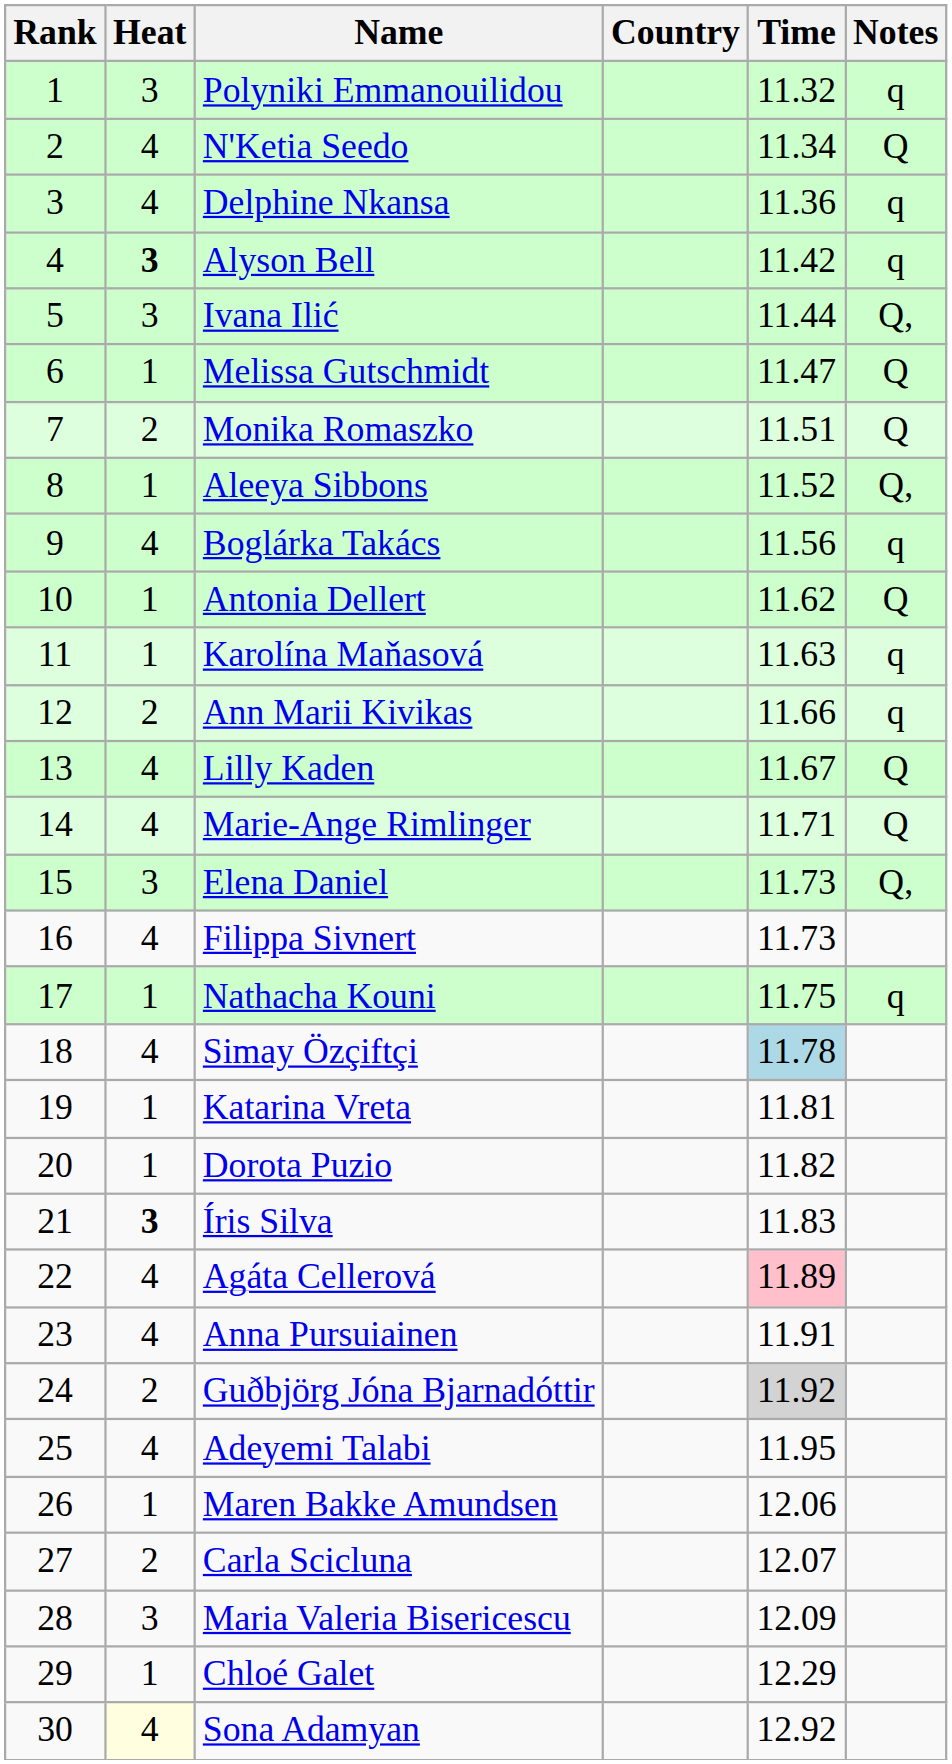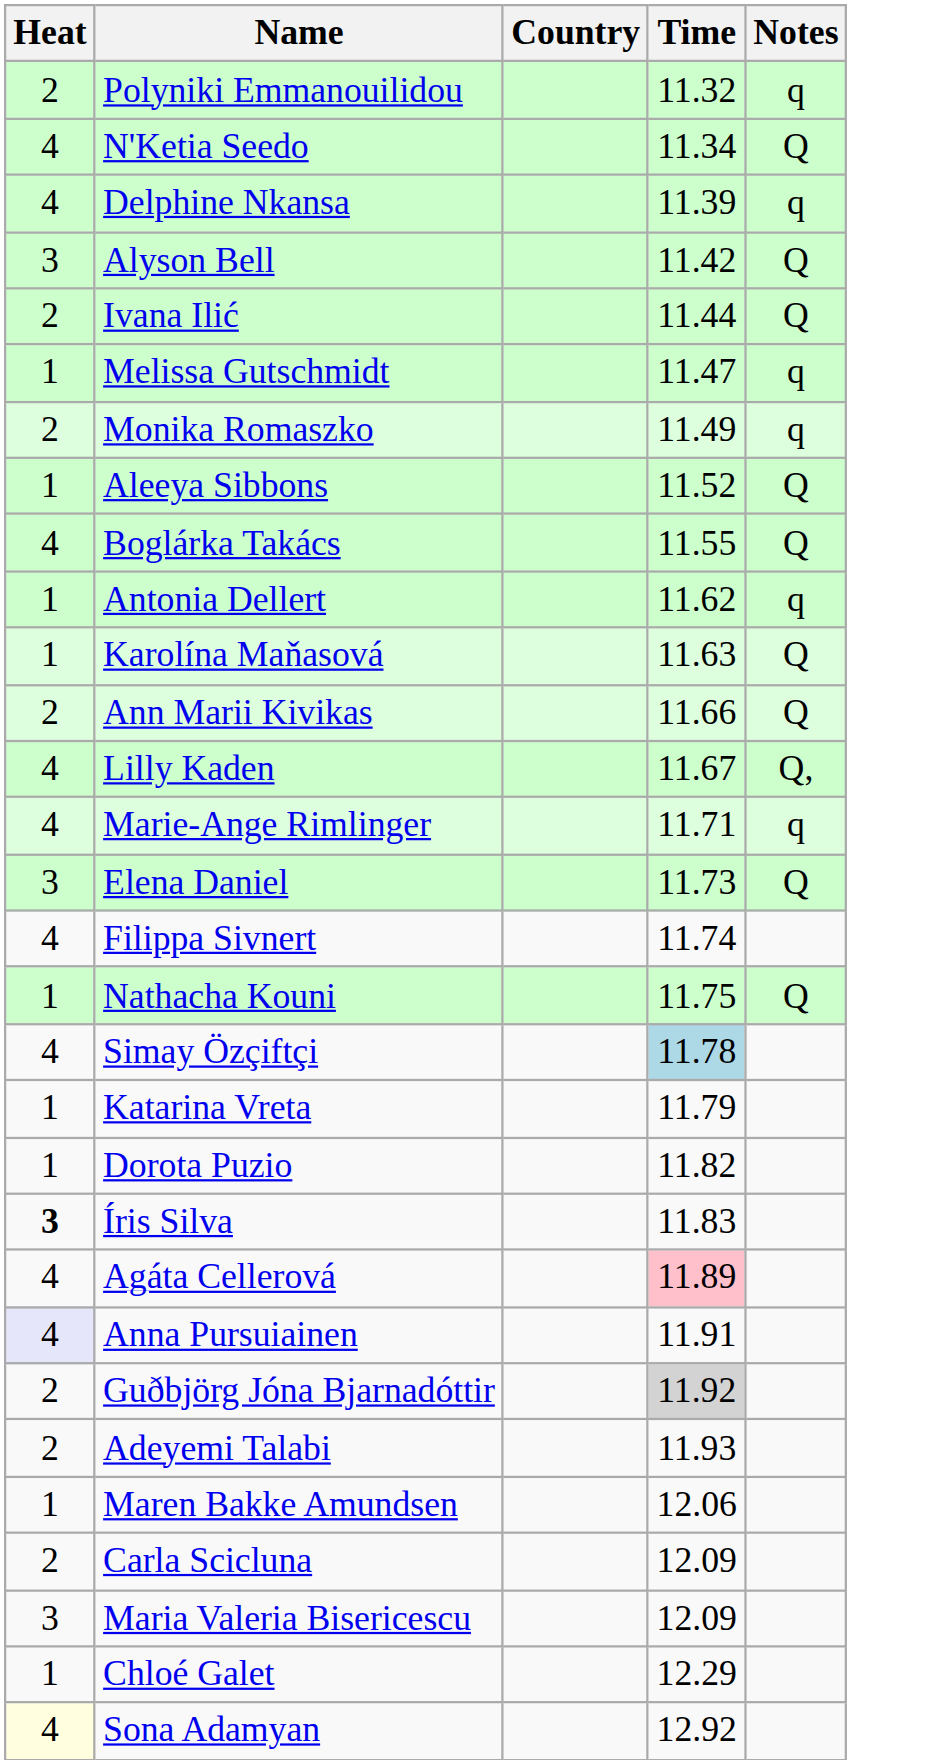- column: (55, 32)
(150, 89) 3 -> (50, 89) 2
(797, 202) 11.36 -> (697, 202) 11.39
(150, 259) bold -> (50, 259) normal
(896, 259) q -> (796, 259) Q
(150, 315) 3 -> (50, 315) 2
(896, 315) Q, -> (796, 315) Q
(896, 372) Q -> (796, 372) q
(797, 428) 11.51 -> (697, 428) 11.49
(896, 428) Q -> (796, 428) q
(896, 485) Q, -> (796, 485) Q
(797, 542) 11.56 -> (697, 542) 11.55
(896, 542) q -> (796, 542) Q
(896, 598) Q -> (796, 598) q
(896, 655) q -> (796, 655) Q
(896, 711) q -> (796, 711) Q
(896, 768) Q -> (796, 768) Q,
(896, 825) Q -> (796, 825) q
(896, 881) Q, -> (796, 881) Q
(797, 938) 11.73 -> (697, 938) 11.74
(896, 994) q -> (796, 994) Q
(797, 1107) 11.81 -> (697, 1107) 11.79
(150, 1334) no background -> (50, 1334) lavender background
(150, 1447) 4 -> (50, 1447) 2
(797, 1447) 11.95 -> (697, 1447) 11.93
(797, 1560) 12.07 -> (697, 1560) 12.09
